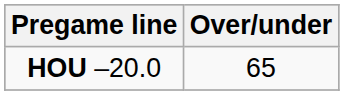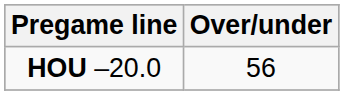(261, 68) 65 -> (261, 68) 56
